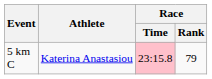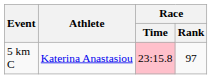(191, 58) 79 -> (191, 58) 97
